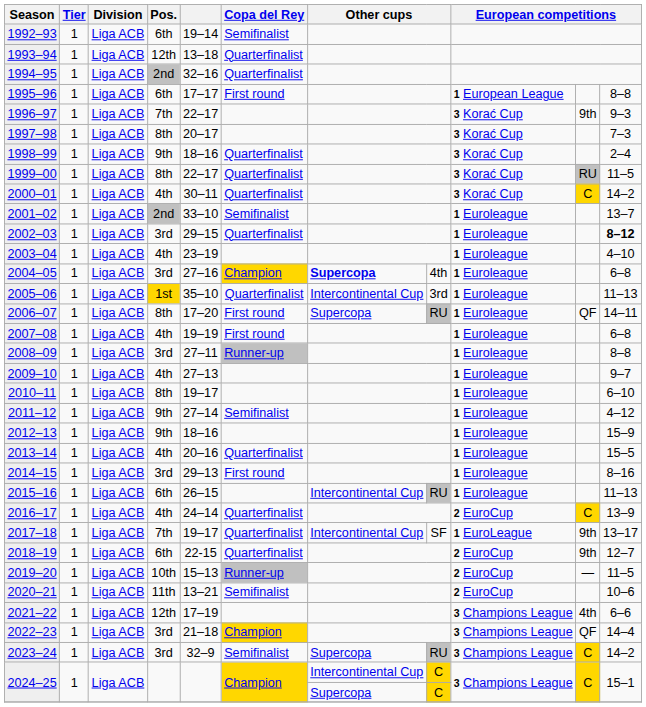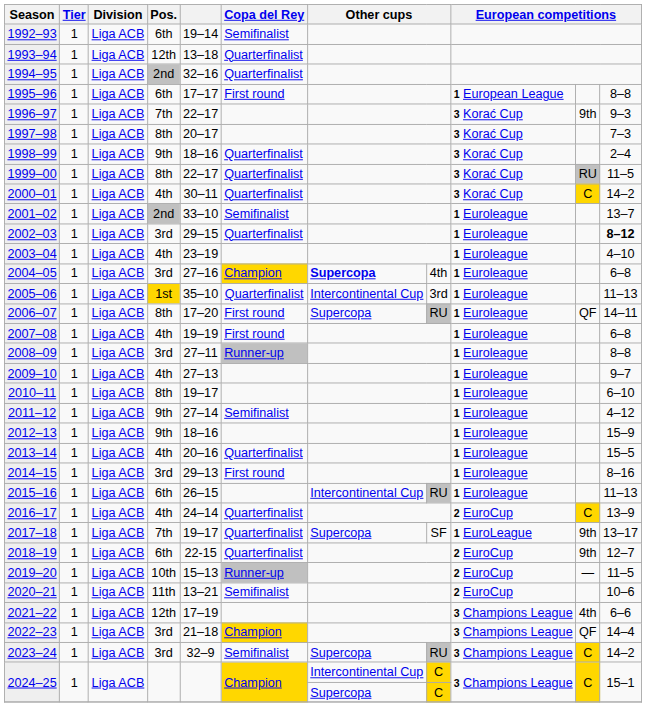(367, 532) Intercontinental Cup -> (341, 532) Supercopa
